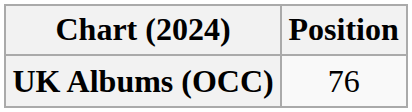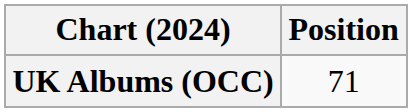(344, 80) 76 -> (344, 80) 71
